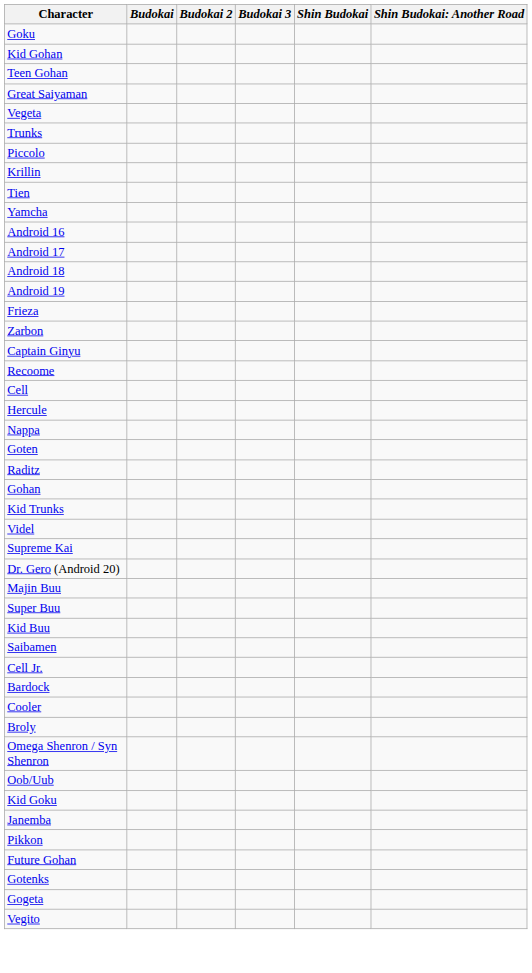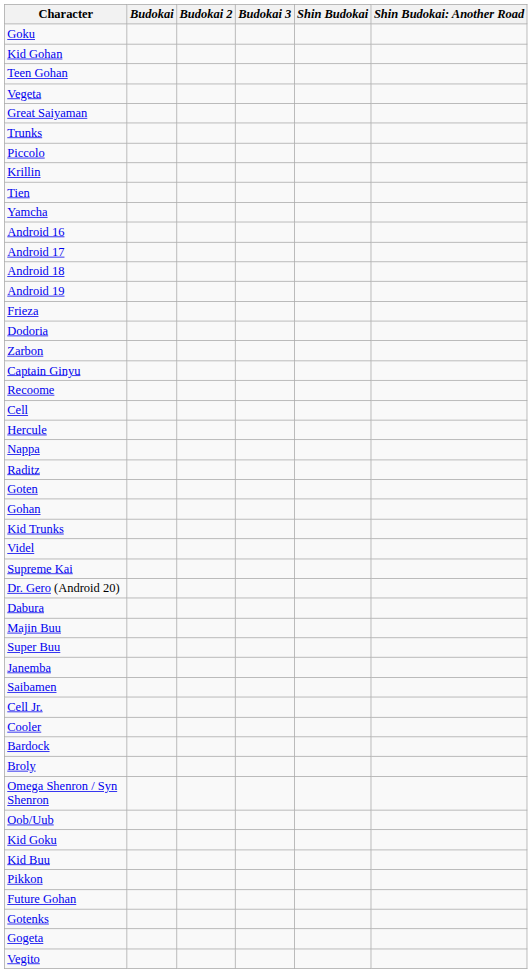rows swapped: (47, 93) <-> (24, 113)
+ row: (28, 331)
rows swapped: (24, 469) <-> (23, 449)
+ row: (26, 608)
rows swapped: (29, 627) <-> (29, 820)
rows swapped: (28, 687) <-> (24, 707)
